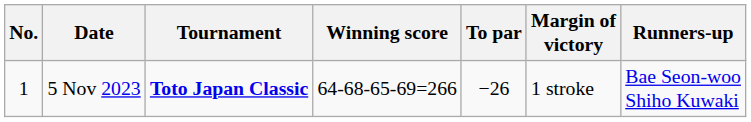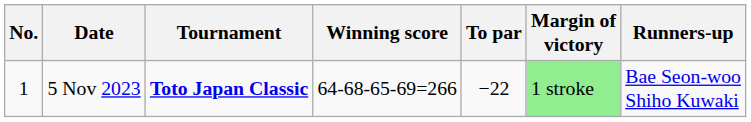(494, 88) −26 -> (494, 88) −22
(563, 88) no background -> (563, 88) lightgreen background
